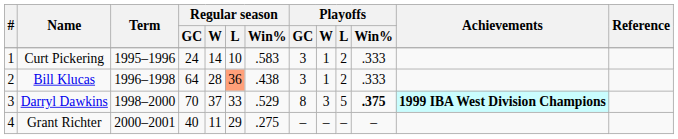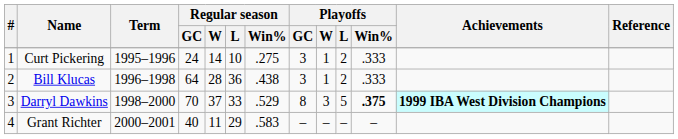(267, 58) .583 -> (267, 58) .275
(235, 79) lightsalmon background -> (235, 79) no background
(267, 123) .275 -> (267, 123) .583
